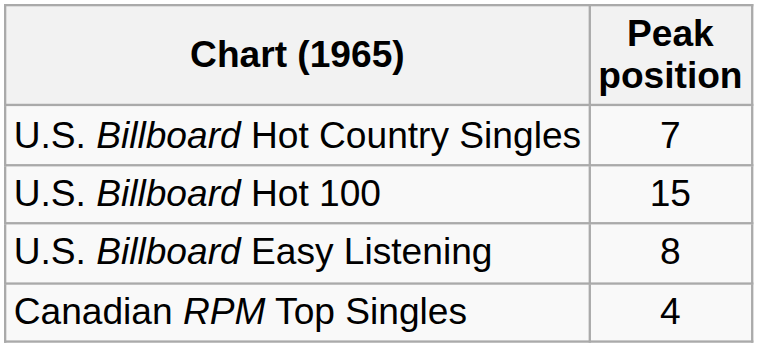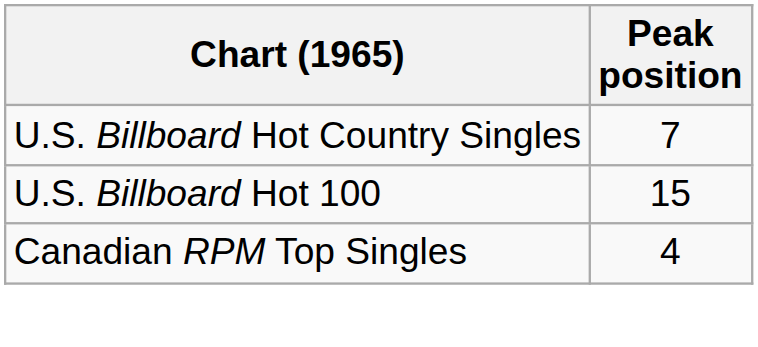- row: (253, 252)
